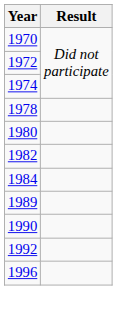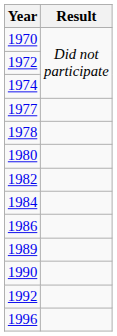+ row: (23, 109)
+ row: (23, 226)
